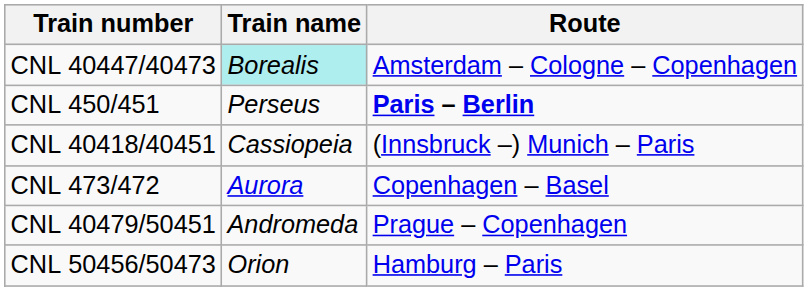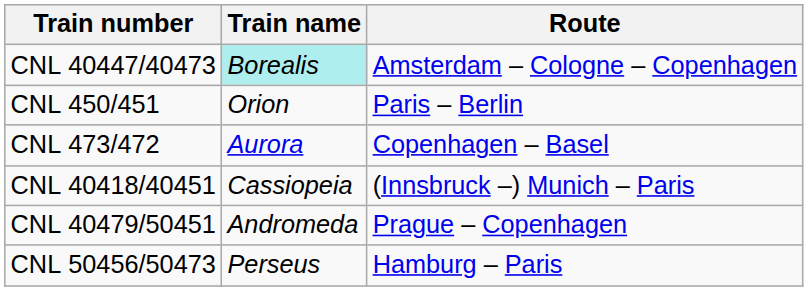(274, 104) Perseus -> (258, 104) Orion
(453, 104) bold -> (448, 104) normal
rows swapped: (113, 144) <-> (85, 184)
(258, 265) Orion -> (274, 265) Perseus
